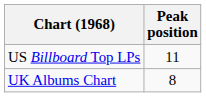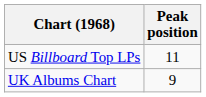(172, 80) 8 -> (172, 80) 9
